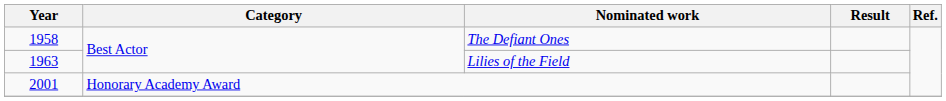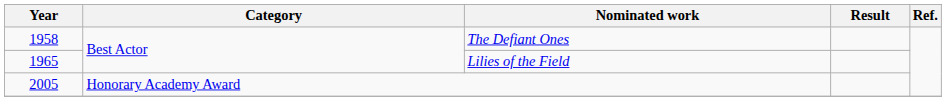(44, 61) 1963 -> (44, 61) 1965
(44, 84) 2001 -> (44, 84) 2005
